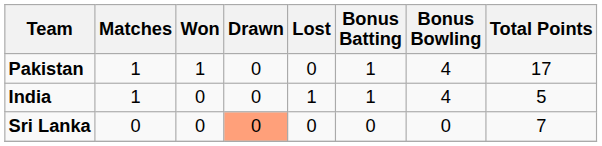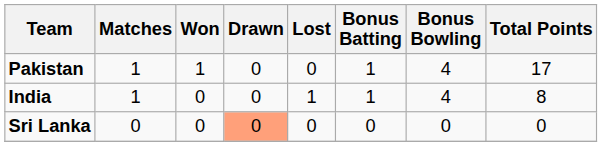(541, 97) 5 -> (541, 97) 8
(541, 126) 7 -> (541, 126) 0
